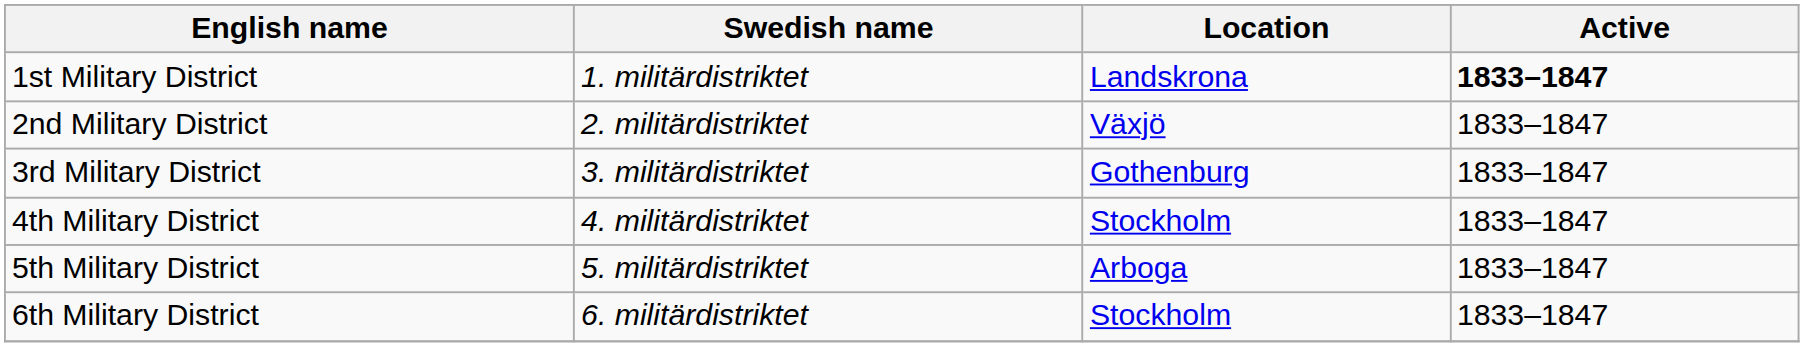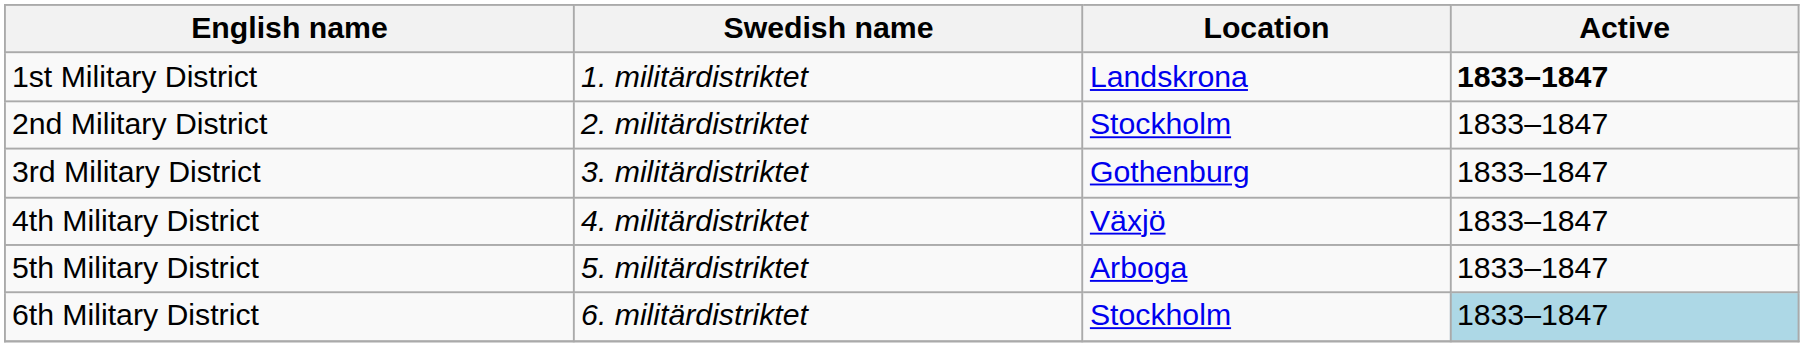(1128, 124) Växjö -> (1160, 124) Stockholm
(1160, 220) Stockholm -> (1128, 220) Växjö
(1533, 316) no background -> (1533, 316) lightblue background
